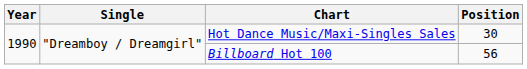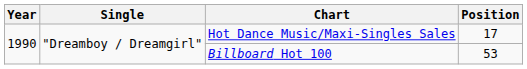(490, 34) 30 -> (490, 34) 17
(490, 54) 56 -> (490, 54) 53
